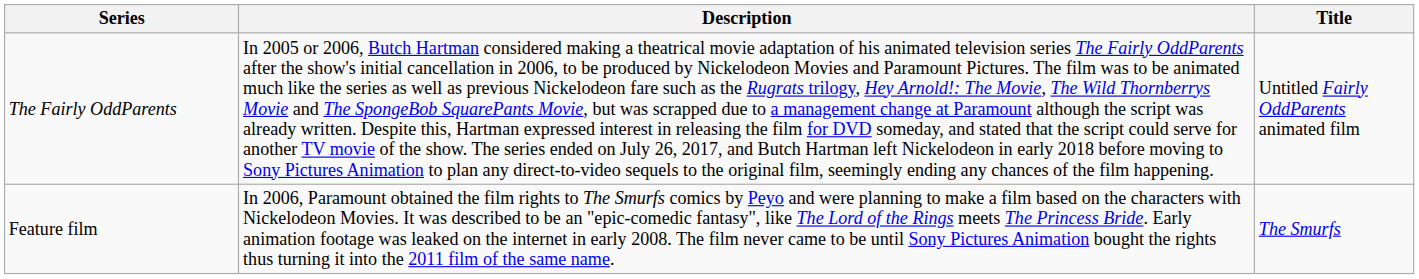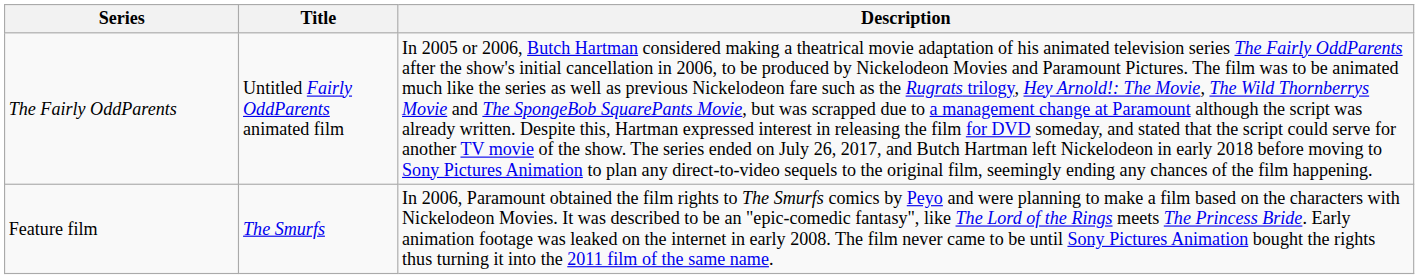columns swapped: (1334, 18) <-> (747, 18)
